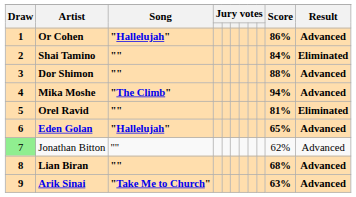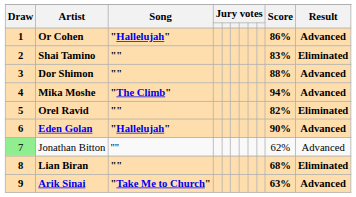(280, 56) 84% -> (280, 56) 83%
(280, 110) 81% -> (280, 110) 82%
(280, 129) 65% -> (280, 129) 90%
(323, 165) Advanced -> (323, 165) Eliminated
